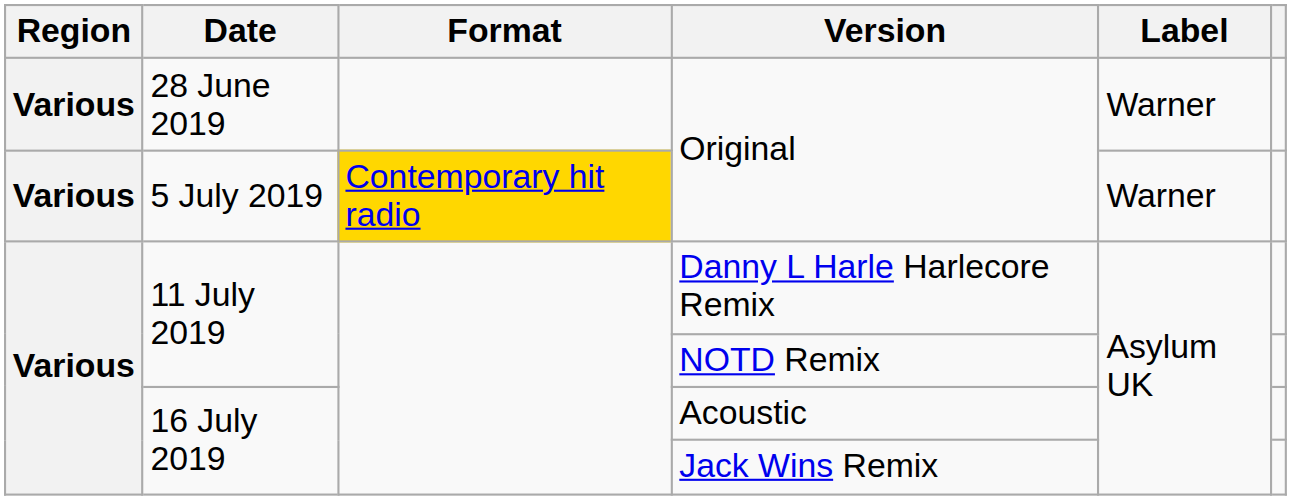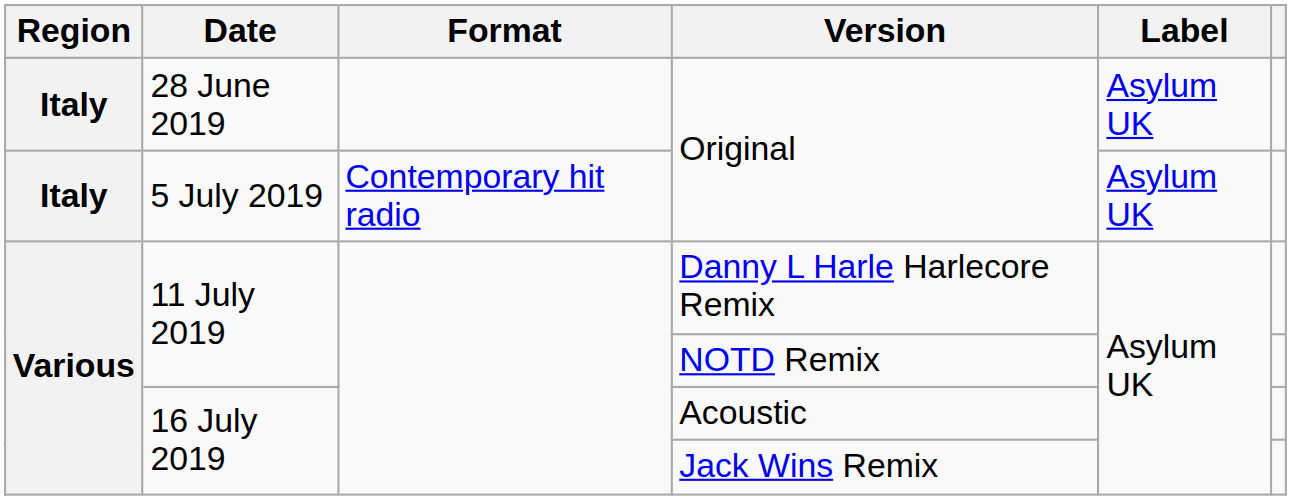(74, 103) Various -> (74, 103) Italy
(1161, 103) Warner -> (1162, 103) Asylum UK
(74, 195) Various -> (74, 195) Italy
(475, 195) gold background -> (475, 195) no background
(1161, 195) Warner -> (1162, 195) Asylum UK
